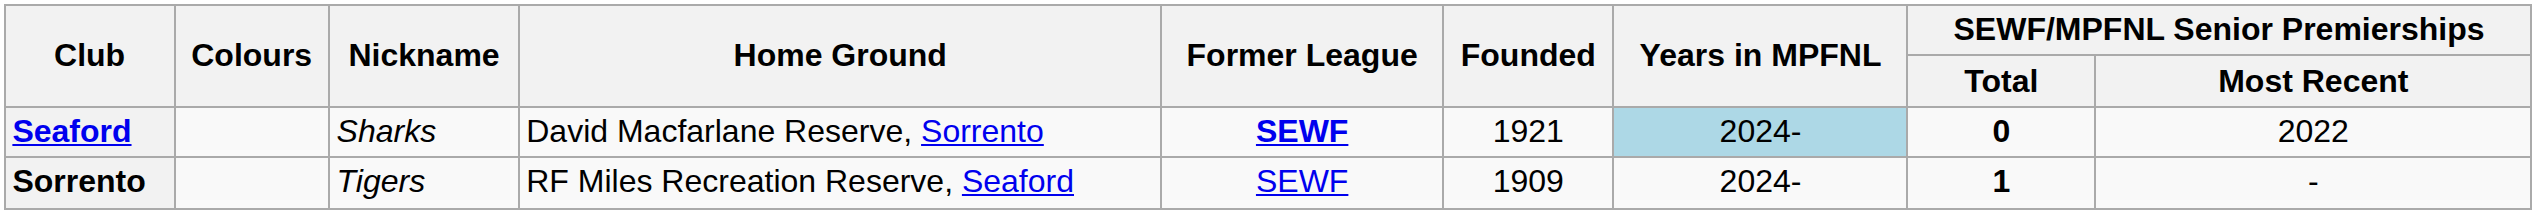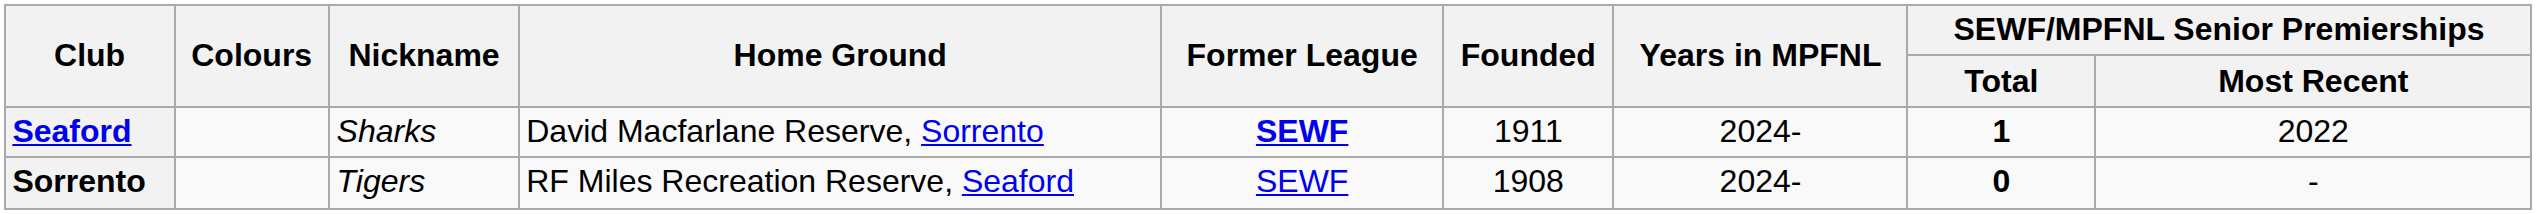(1528, 131) 1921 -> (1528, 131) 1911
(1761, 131) lightblue background -> (1761, 131) no background
(2001, 131) 0 -> (2001, 131) 1
(1528, 182) 1909 -> (1528, 182) 1908
(2001, 182) 1 -> (2001, 182) 0
